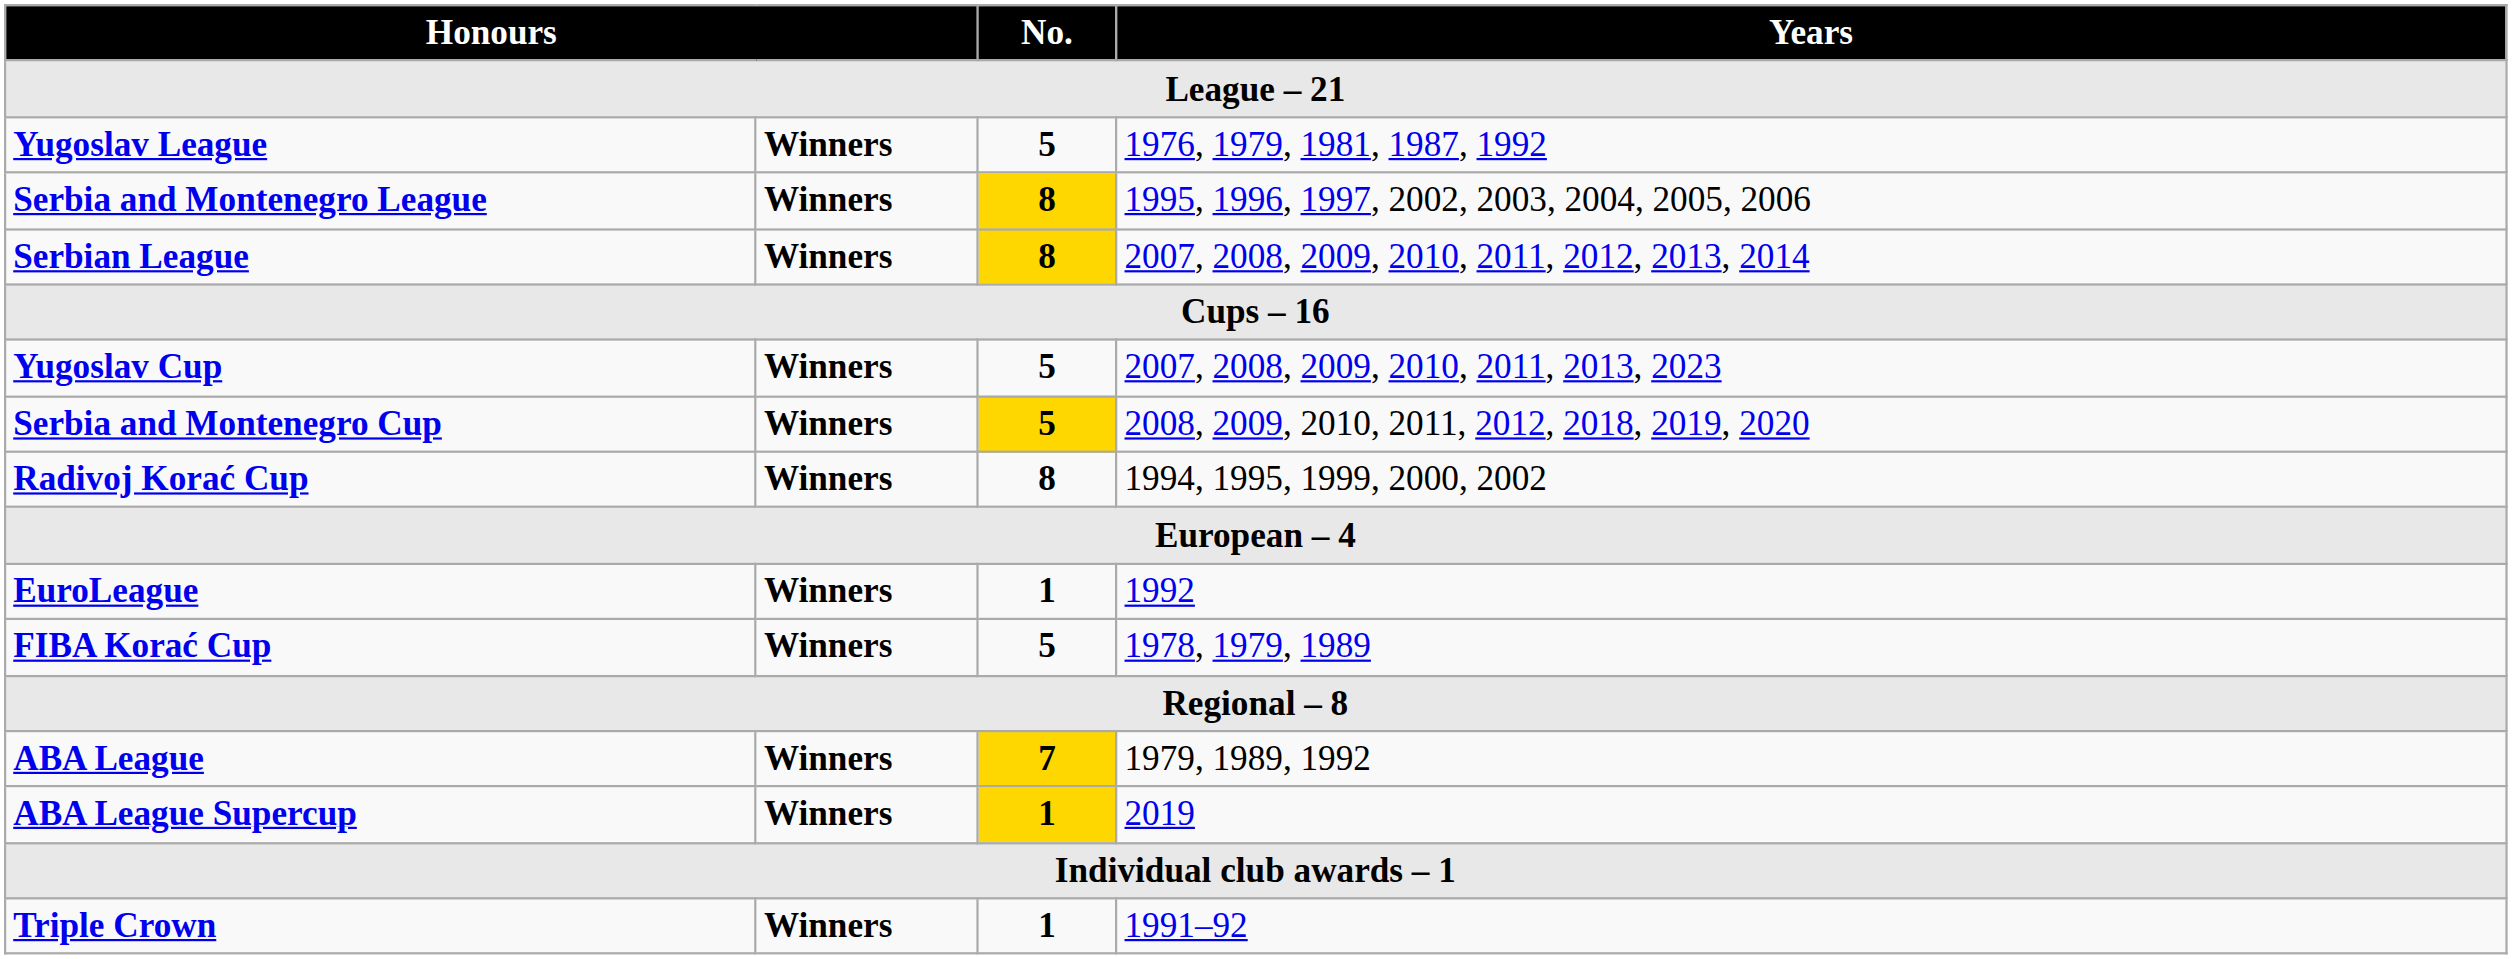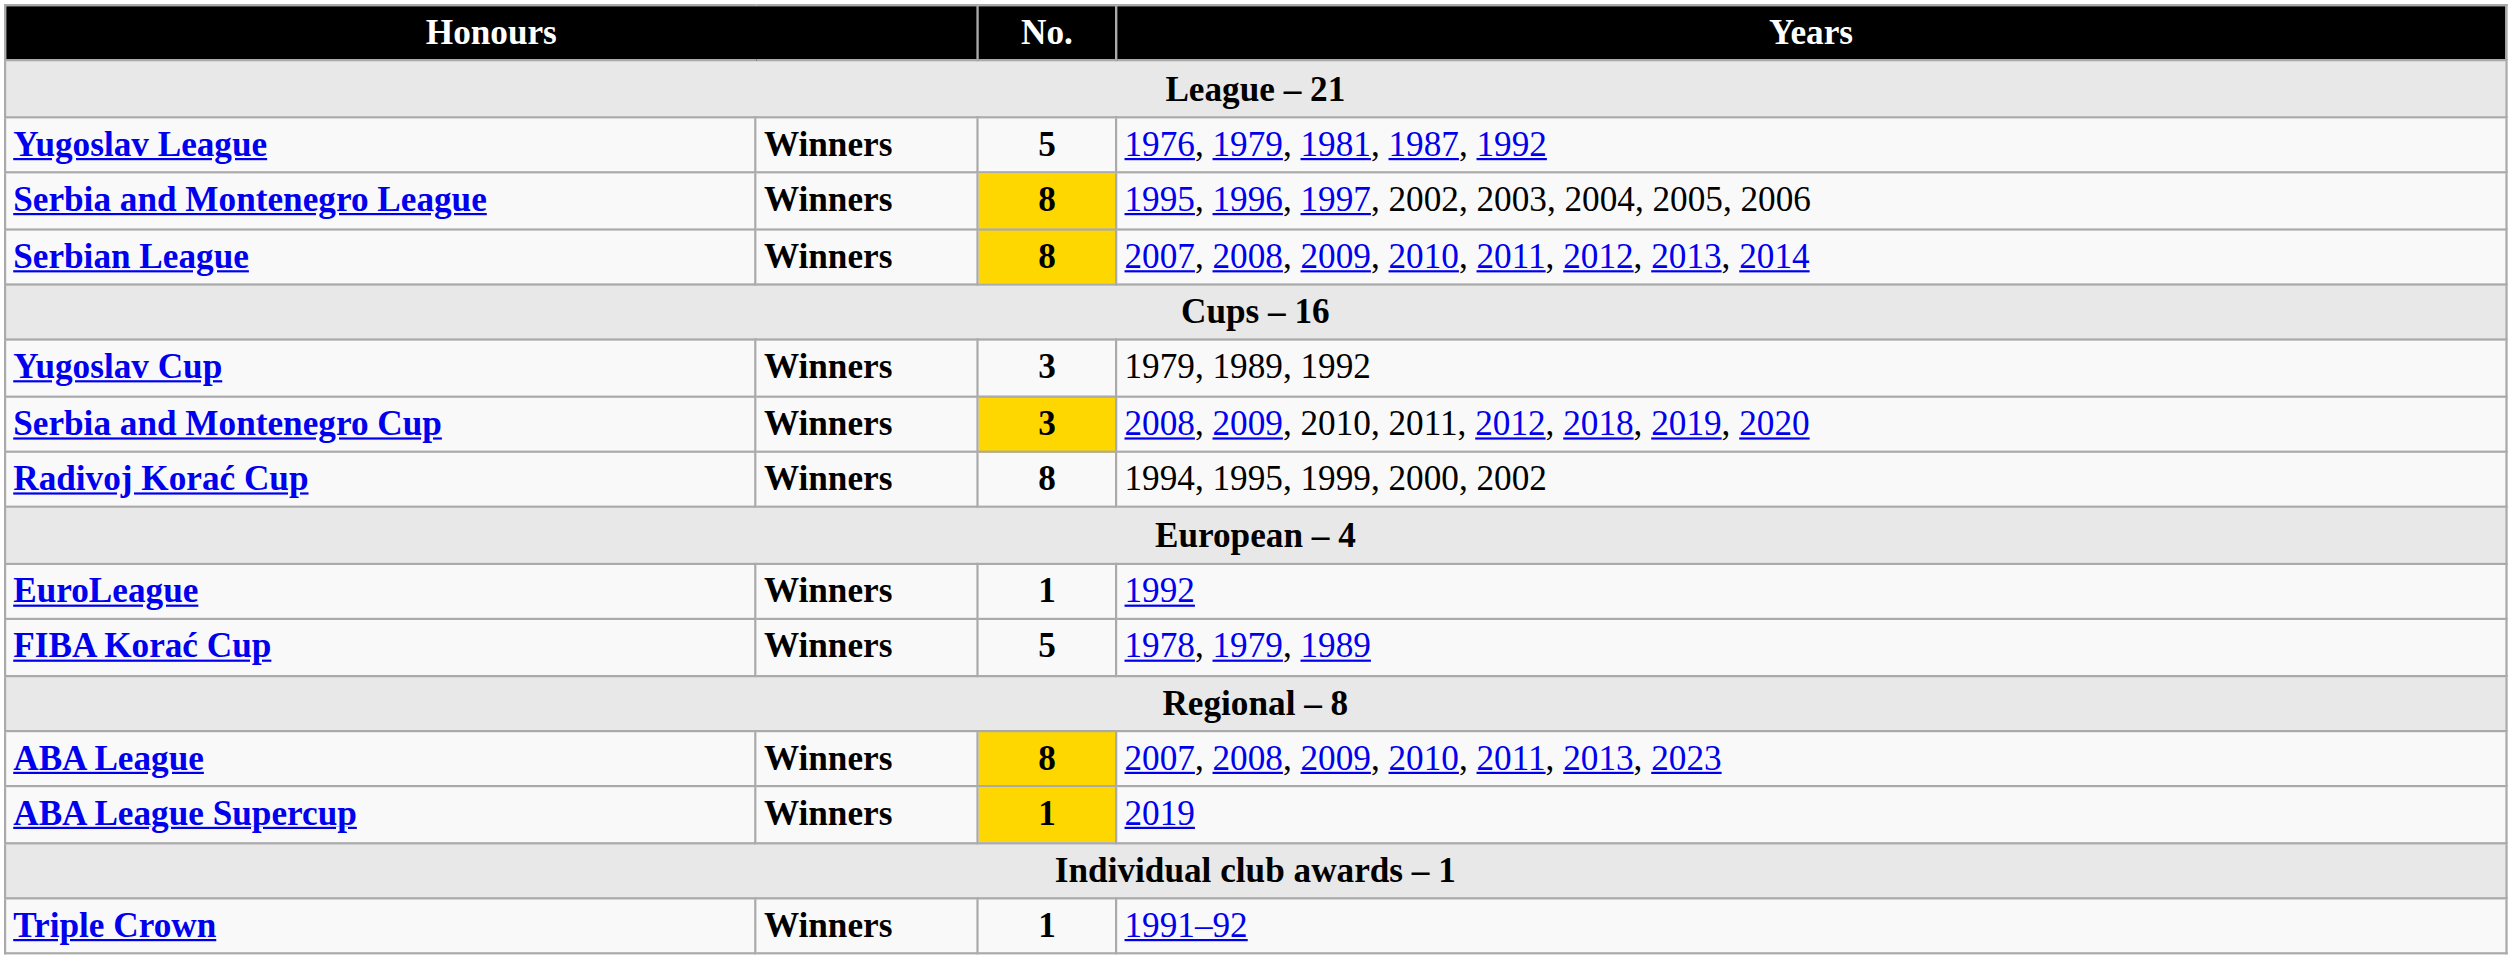(1047, 367) 5 -> (1047, 367) 3
(1423, 367) 2007, 2008, 2009, 2010, 2011, 2013, 2023 -> (1248, 367) 1979, 1989, 1992
(1047, 423) 5 -> (1047, 423) 3
(1047, 758) 7 -> (1047, 758) 8
(1248, 758) 1979, 1989, 1992 -> (1423, 758) 2007, 2008, 2009, 2010, 2011, 2013, 2023
